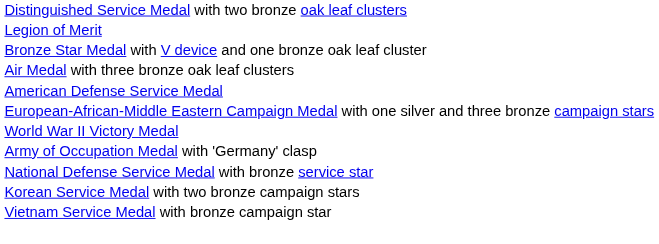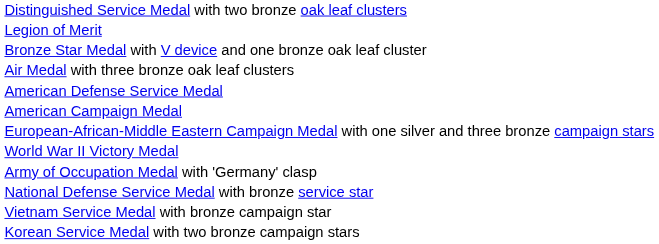+ row: (93, 111)
rows swapped: (182, 192) <-> (168, 212)
